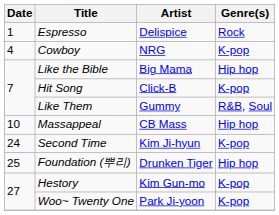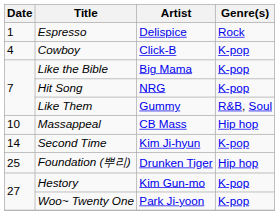(152, 50) NRG -> (158, 50) Click-B
(238, 69) Hip hop -> (234, 69) K-pop
(158, 87) Click-B -> (152, 87) NRG
(14, 143) 24 -> (14, 143) 14
